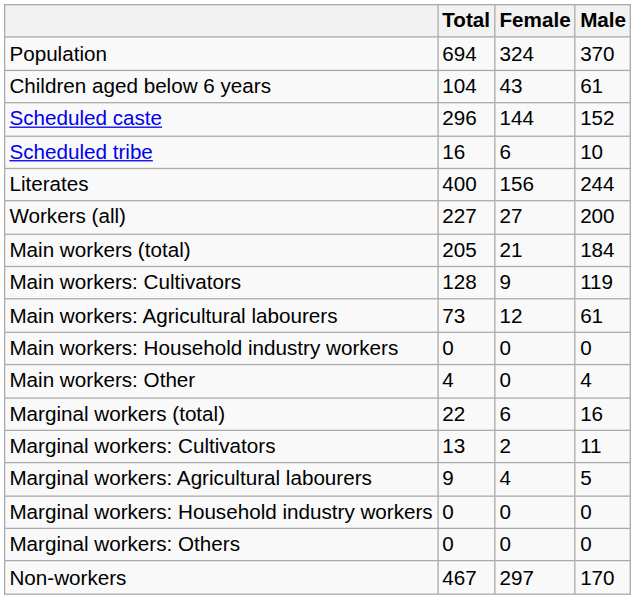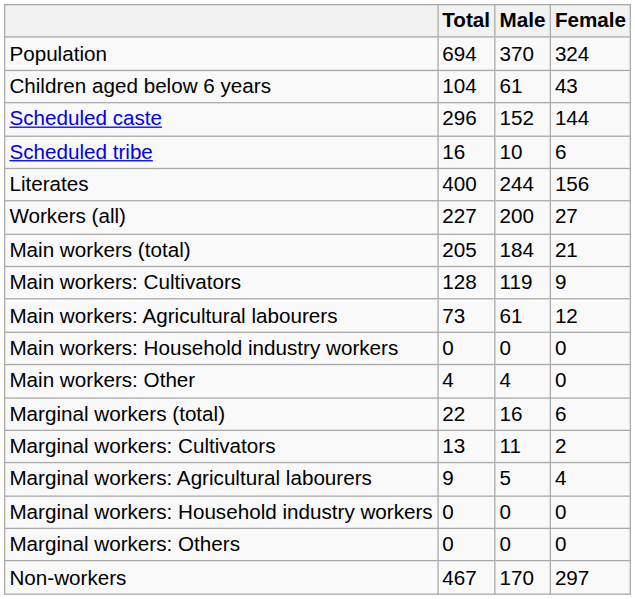columns swapped: (603, 20) <-> (535, 20)
